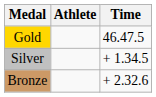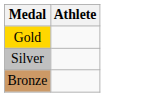- column: (126, 15)
